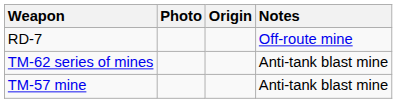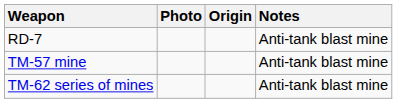(306, 39) Off-route mine -> (323, 39) Anti-tank blast mine
rows swapped: (81, 62) <-> (47, 86)
